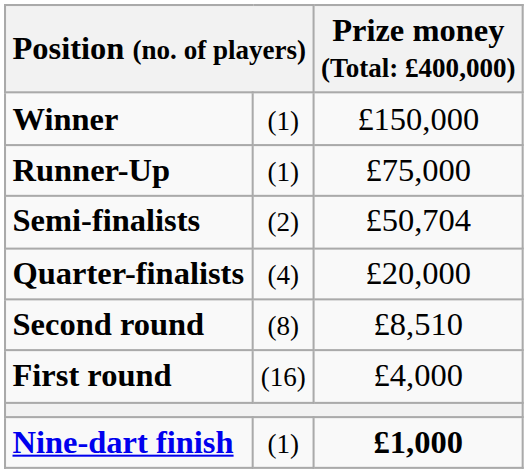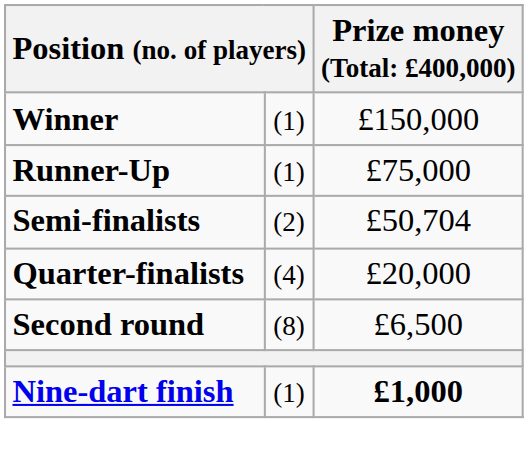(418, 324) £8,510 -> (418, 324) £6,500
- row: (92, 375)
